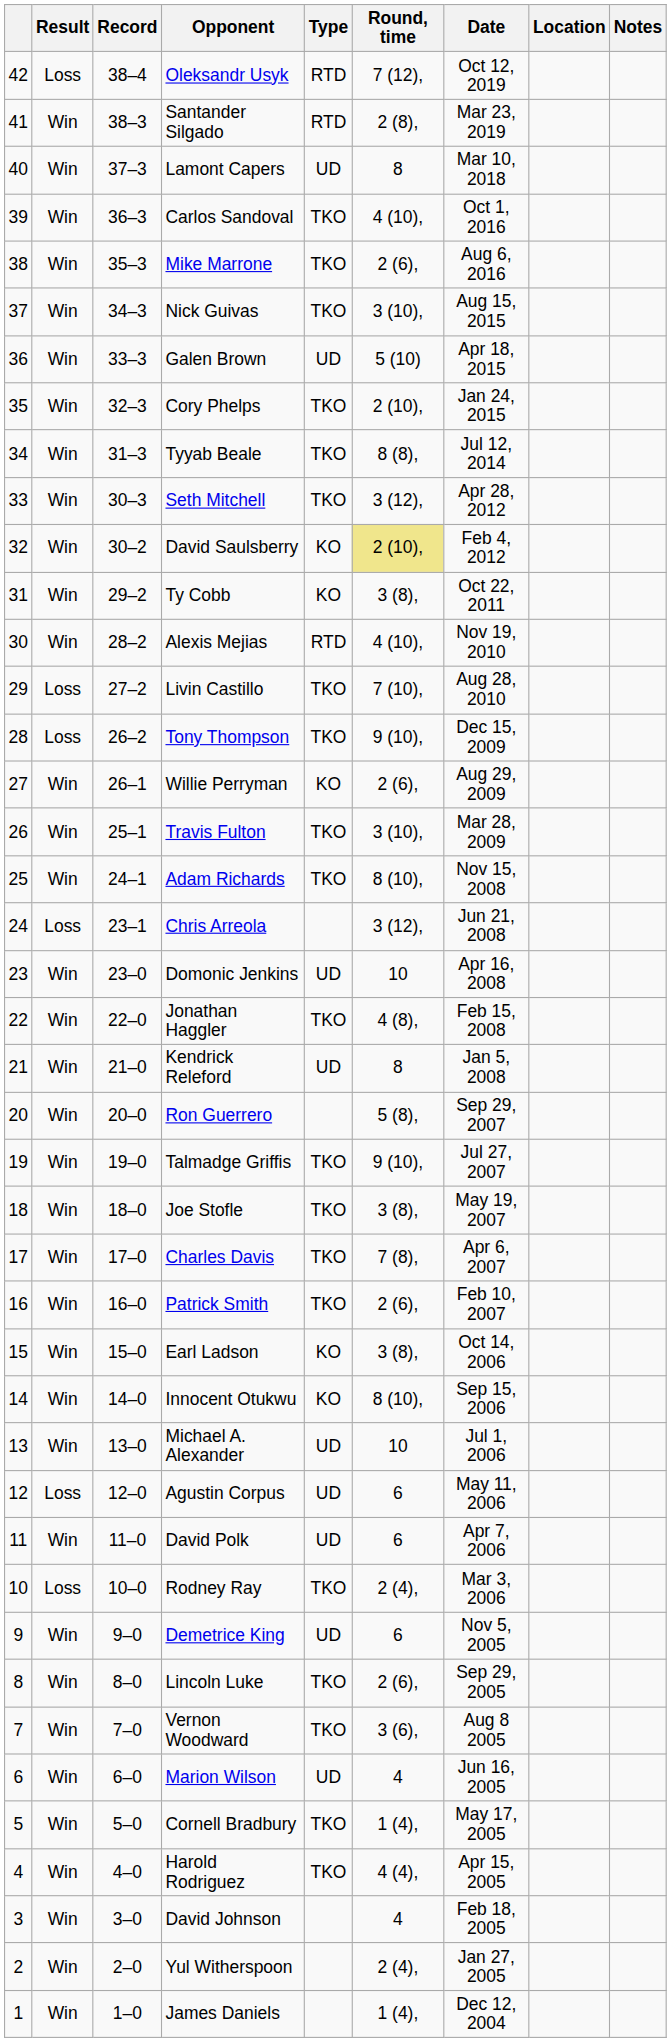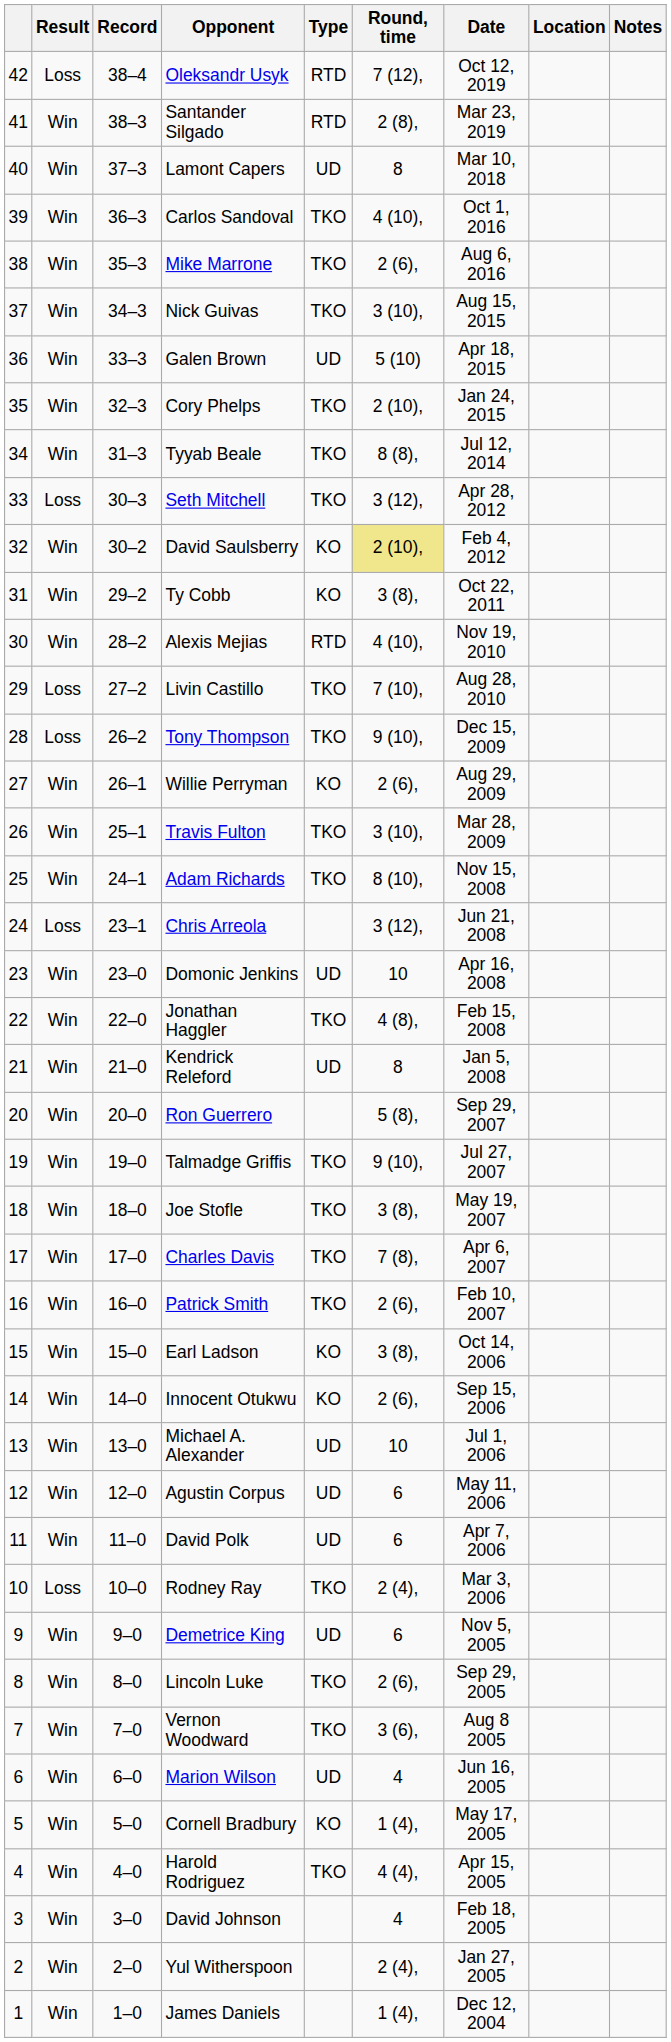(63, 500) Win -> (63, 500) Loss
(398, 1399) 8 (10), -> (398, 1399) 2 (6),
(63, 1493) Loss -> (63, 1493) Win
(328, 1824) TKO -> (328, 1824) KO
